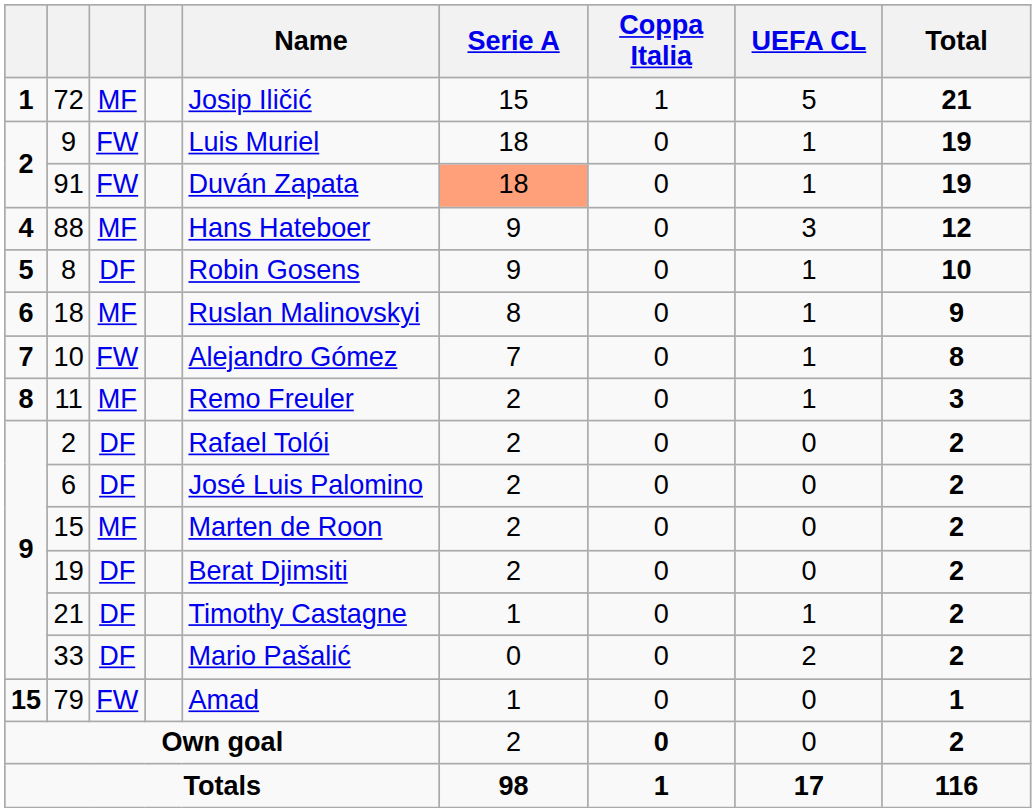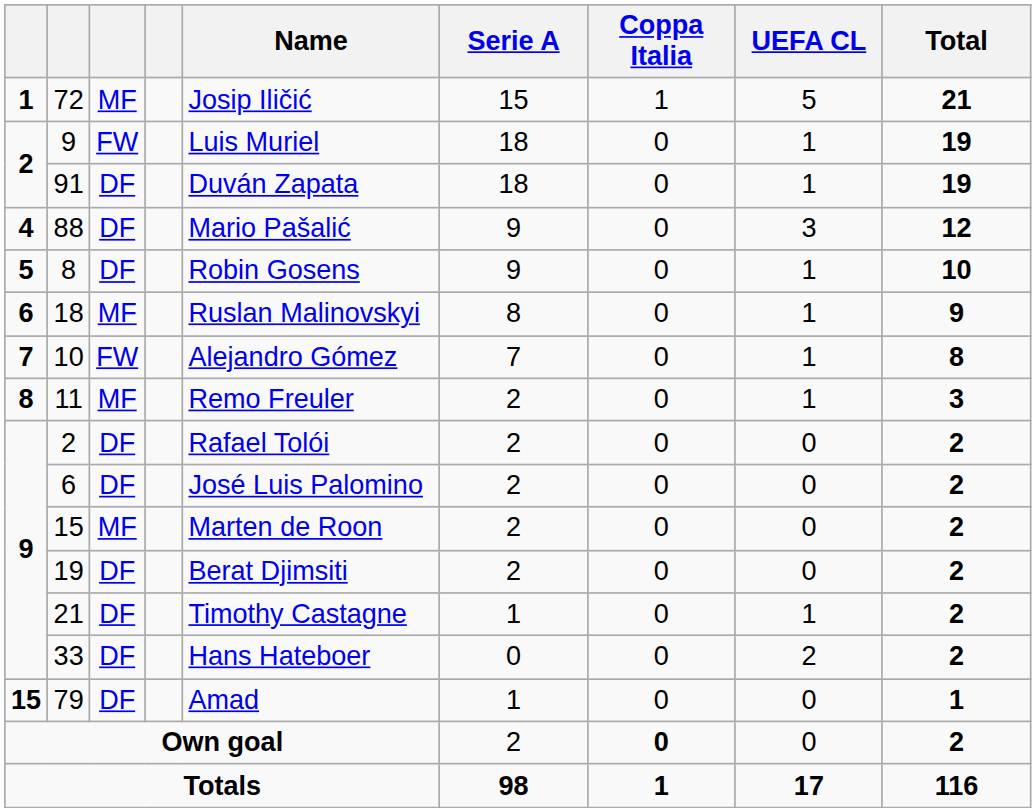(117, 185) FW -> (117, 185) DF
(514, 185) lightsalmon background -> (514, 185) no background
(117, 227) MF -> (117, 227) DF
(279, 227) Hans Hateboer -> (270, 227) Mario Pašalić
(270, 656) Mario Pašalić -> (279, 656) Hans Hateboer
(117, 699) FW -> (117, 699) DF
